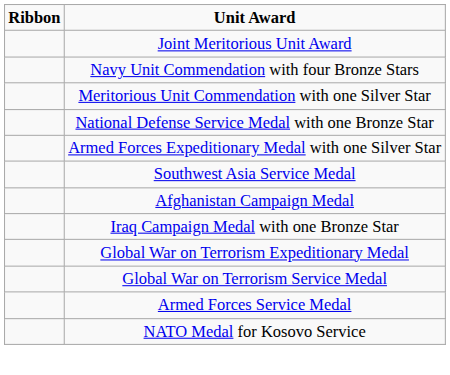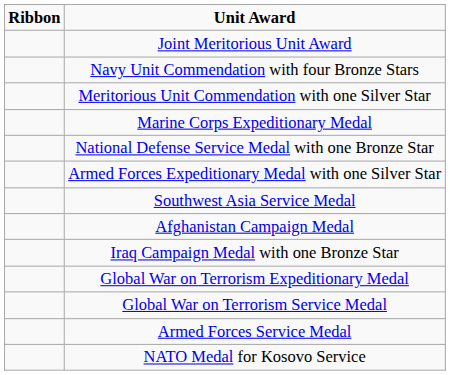+ row: (255, 122)
